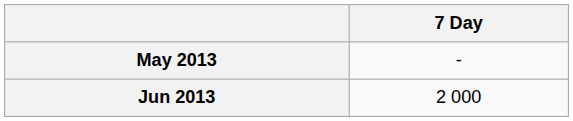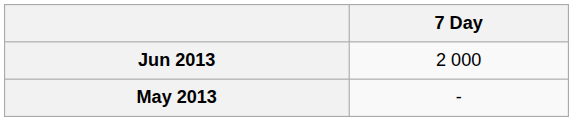rows swapped: (177, 97) <-> (177, 60)
